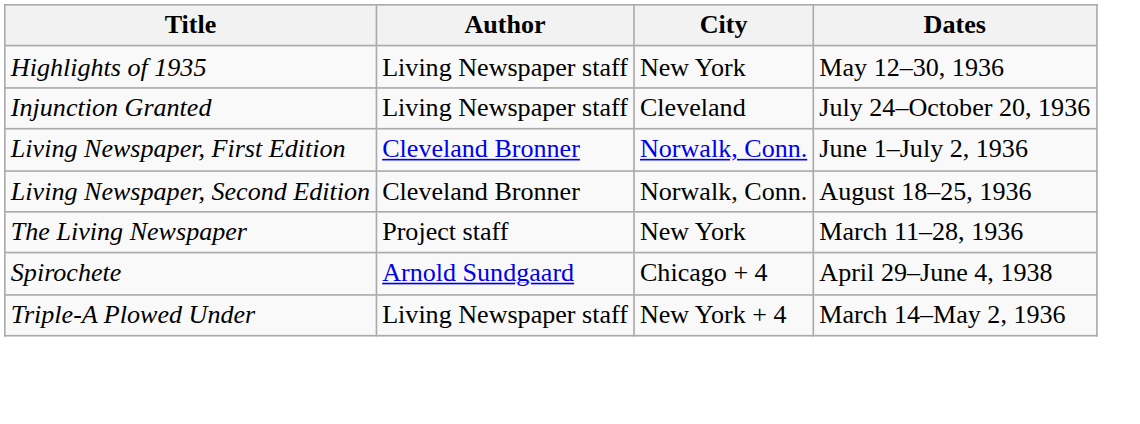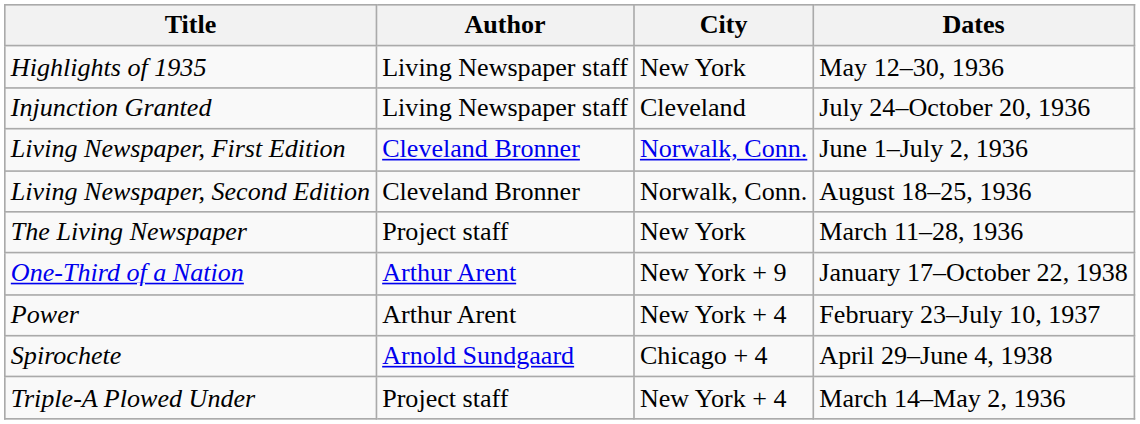+ row: (127, 273)
+ row: (45, 314)
(505, 314) Living Newspaper staff -> (445, 397) Project staff
